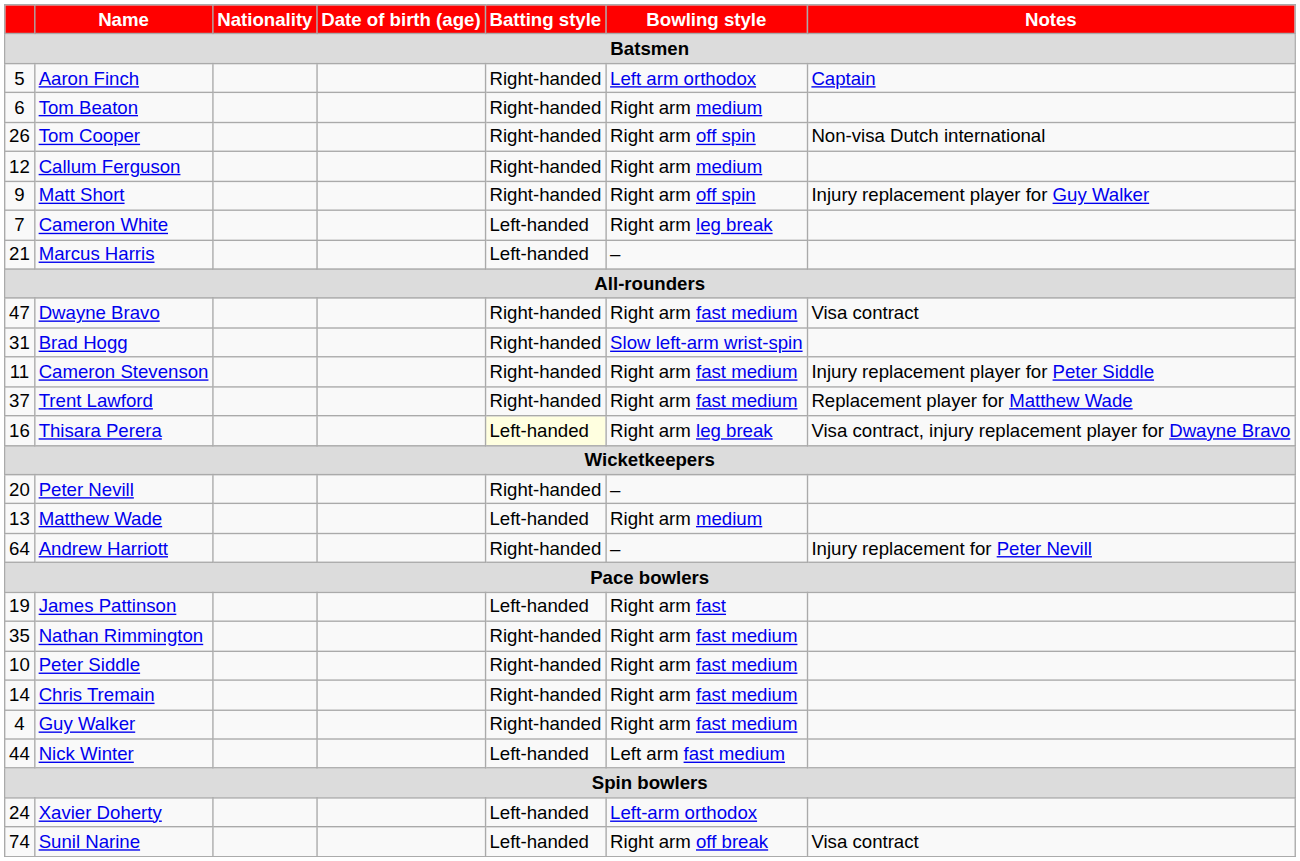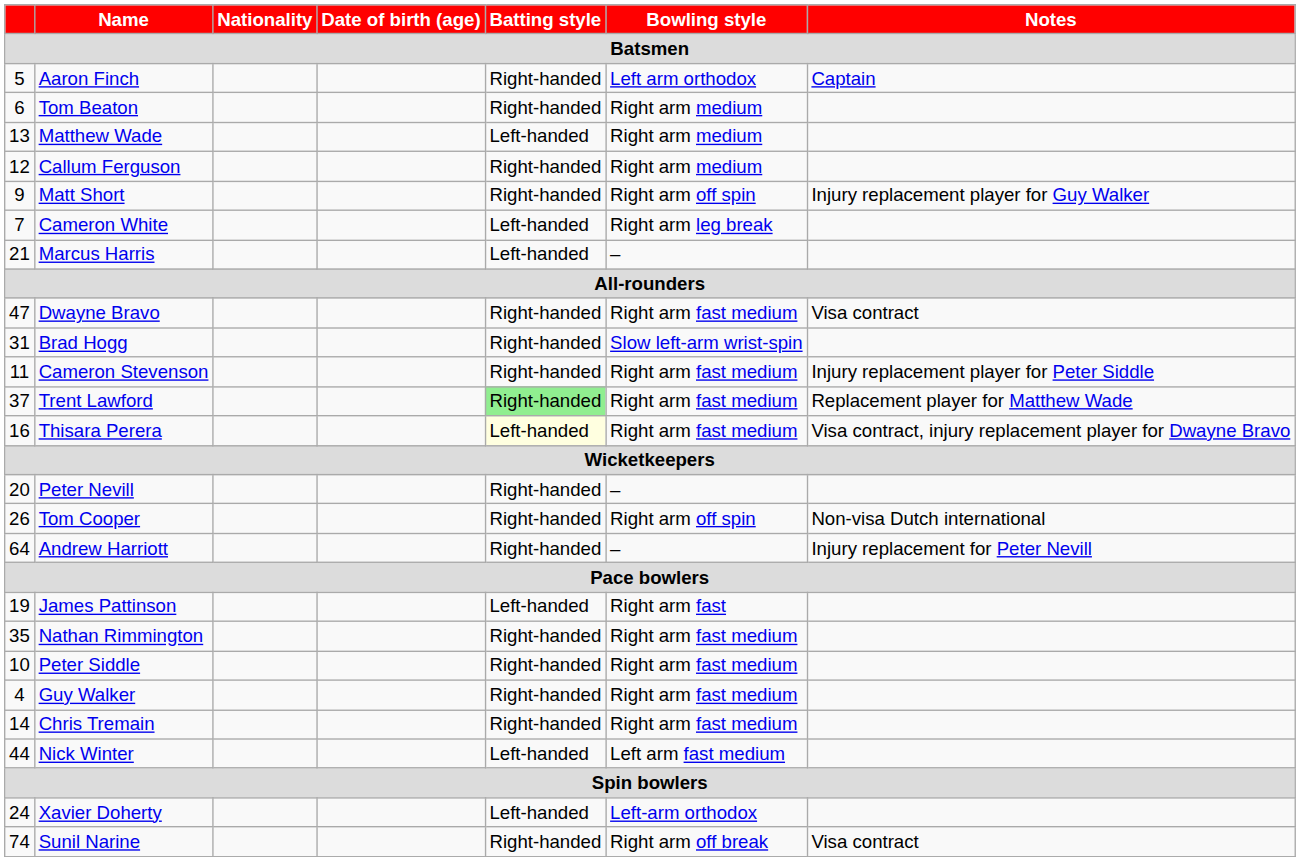rows swapped: (89, 136) <-> (100, 518)
(545, 401) no background -> (545, 401) lightgreen background
(691, 430) Right arm leg break -> (704, 430) Right arm fast medium
rows swapped: (97, 694) <-> (87, 724)
(539, 841) Left-handed -> (545, 841) Right-handed
